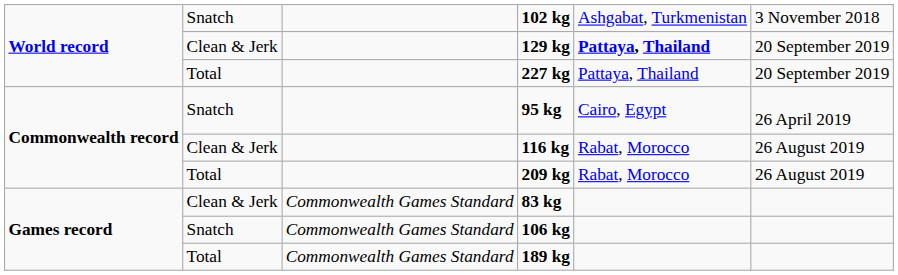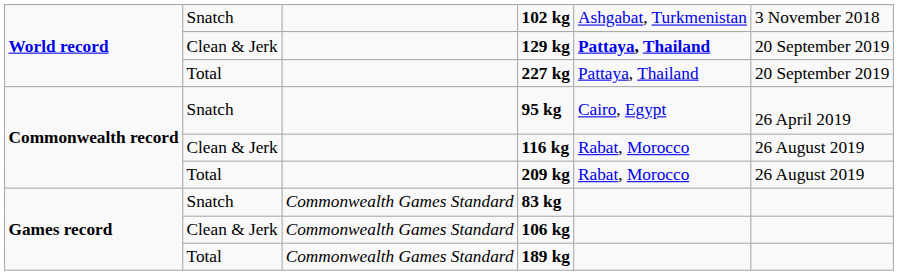(232, 202) Clean & Jerk -> (210, 202) Snatch
(210, 229) Snatch -> (232, 229) Clean & Jerk
